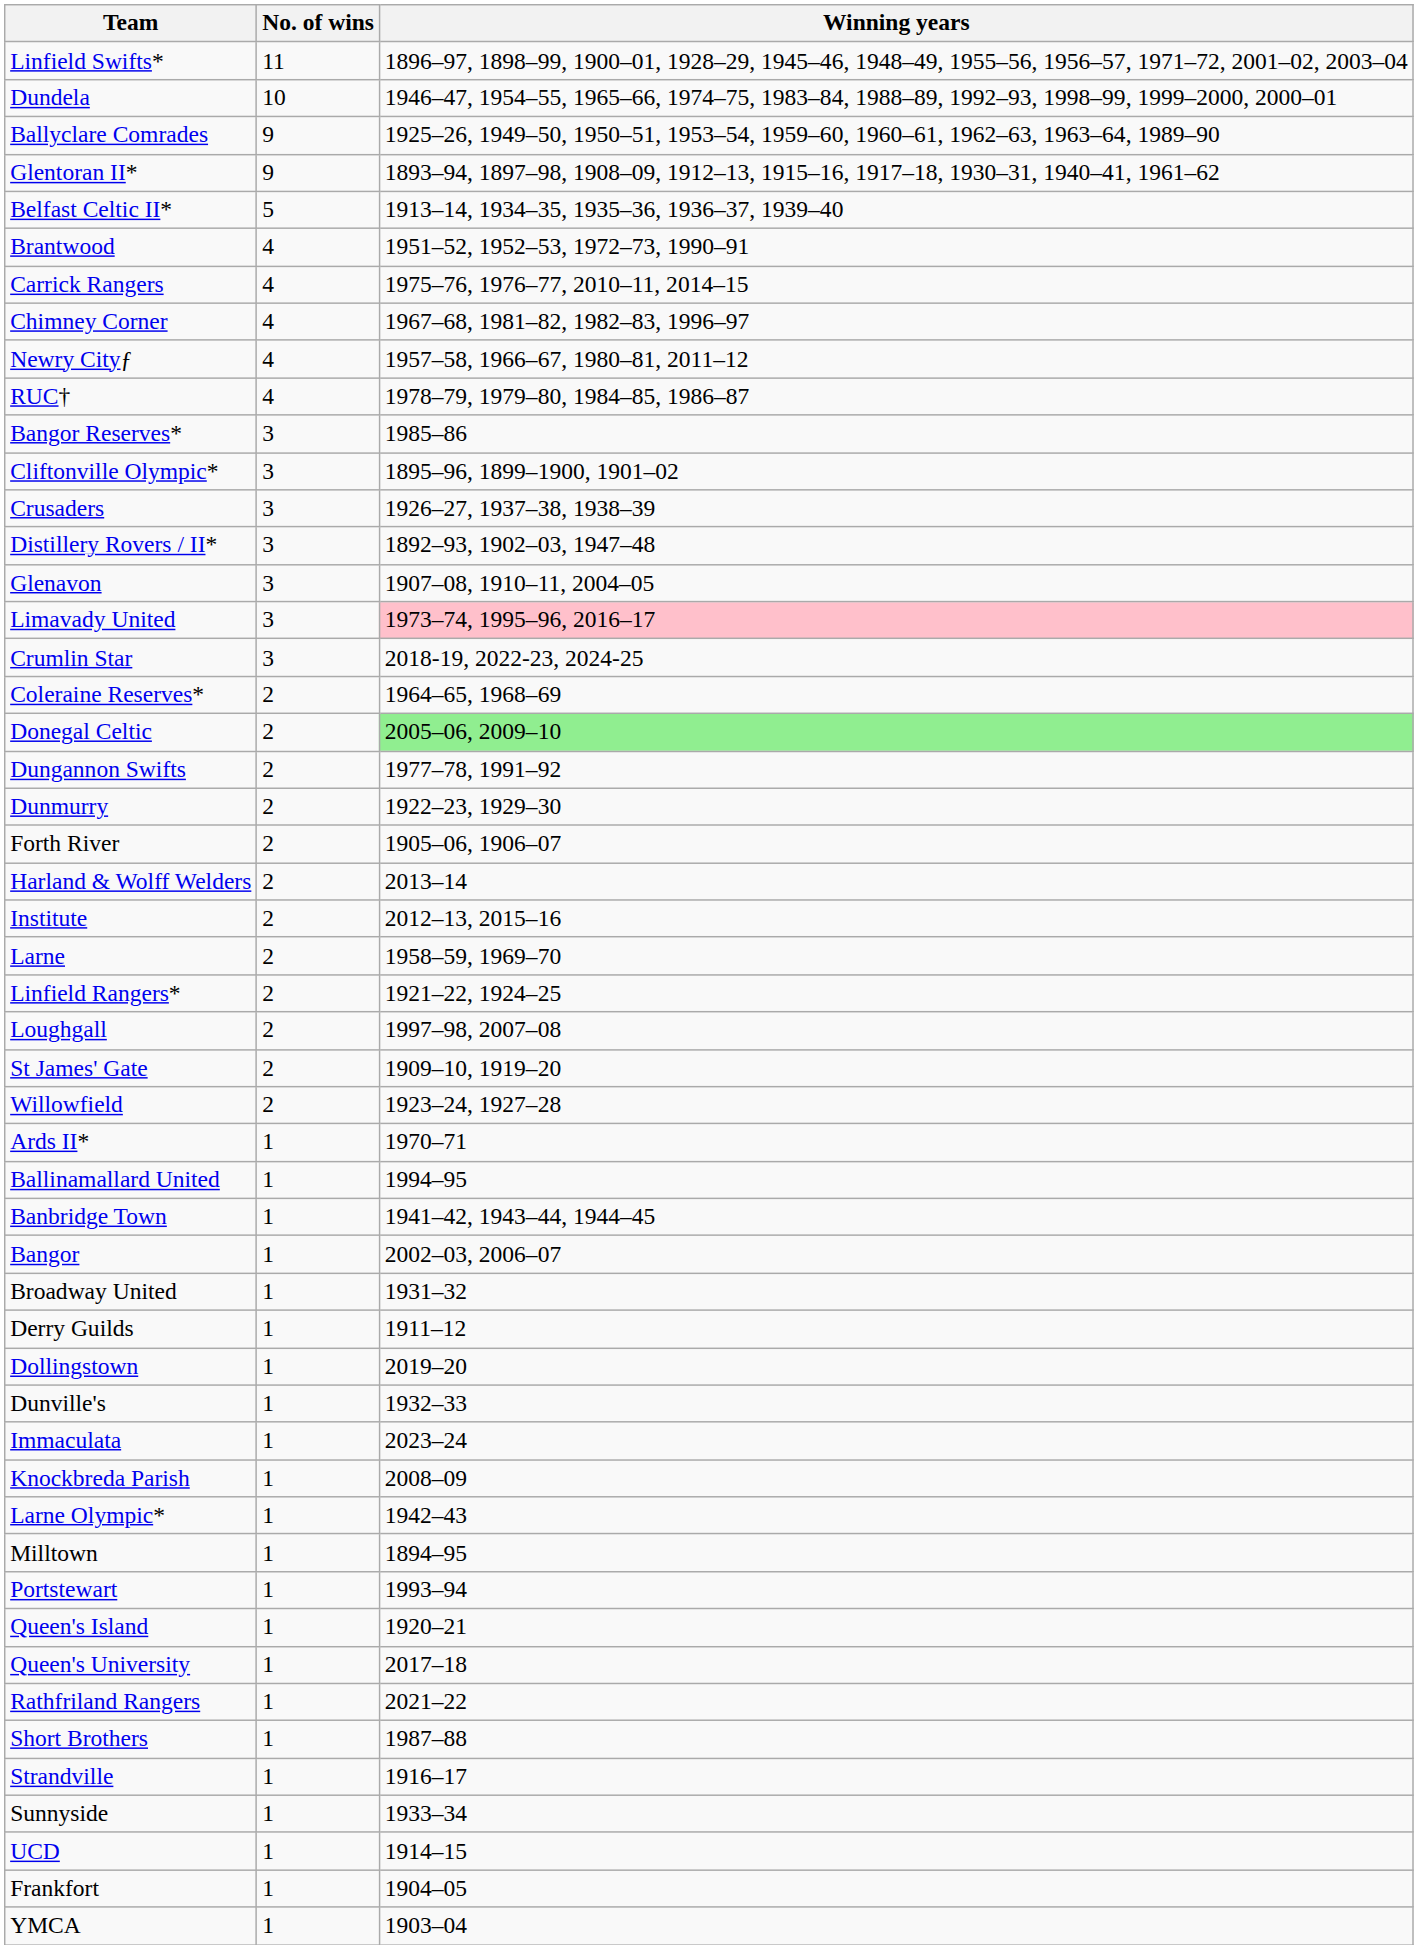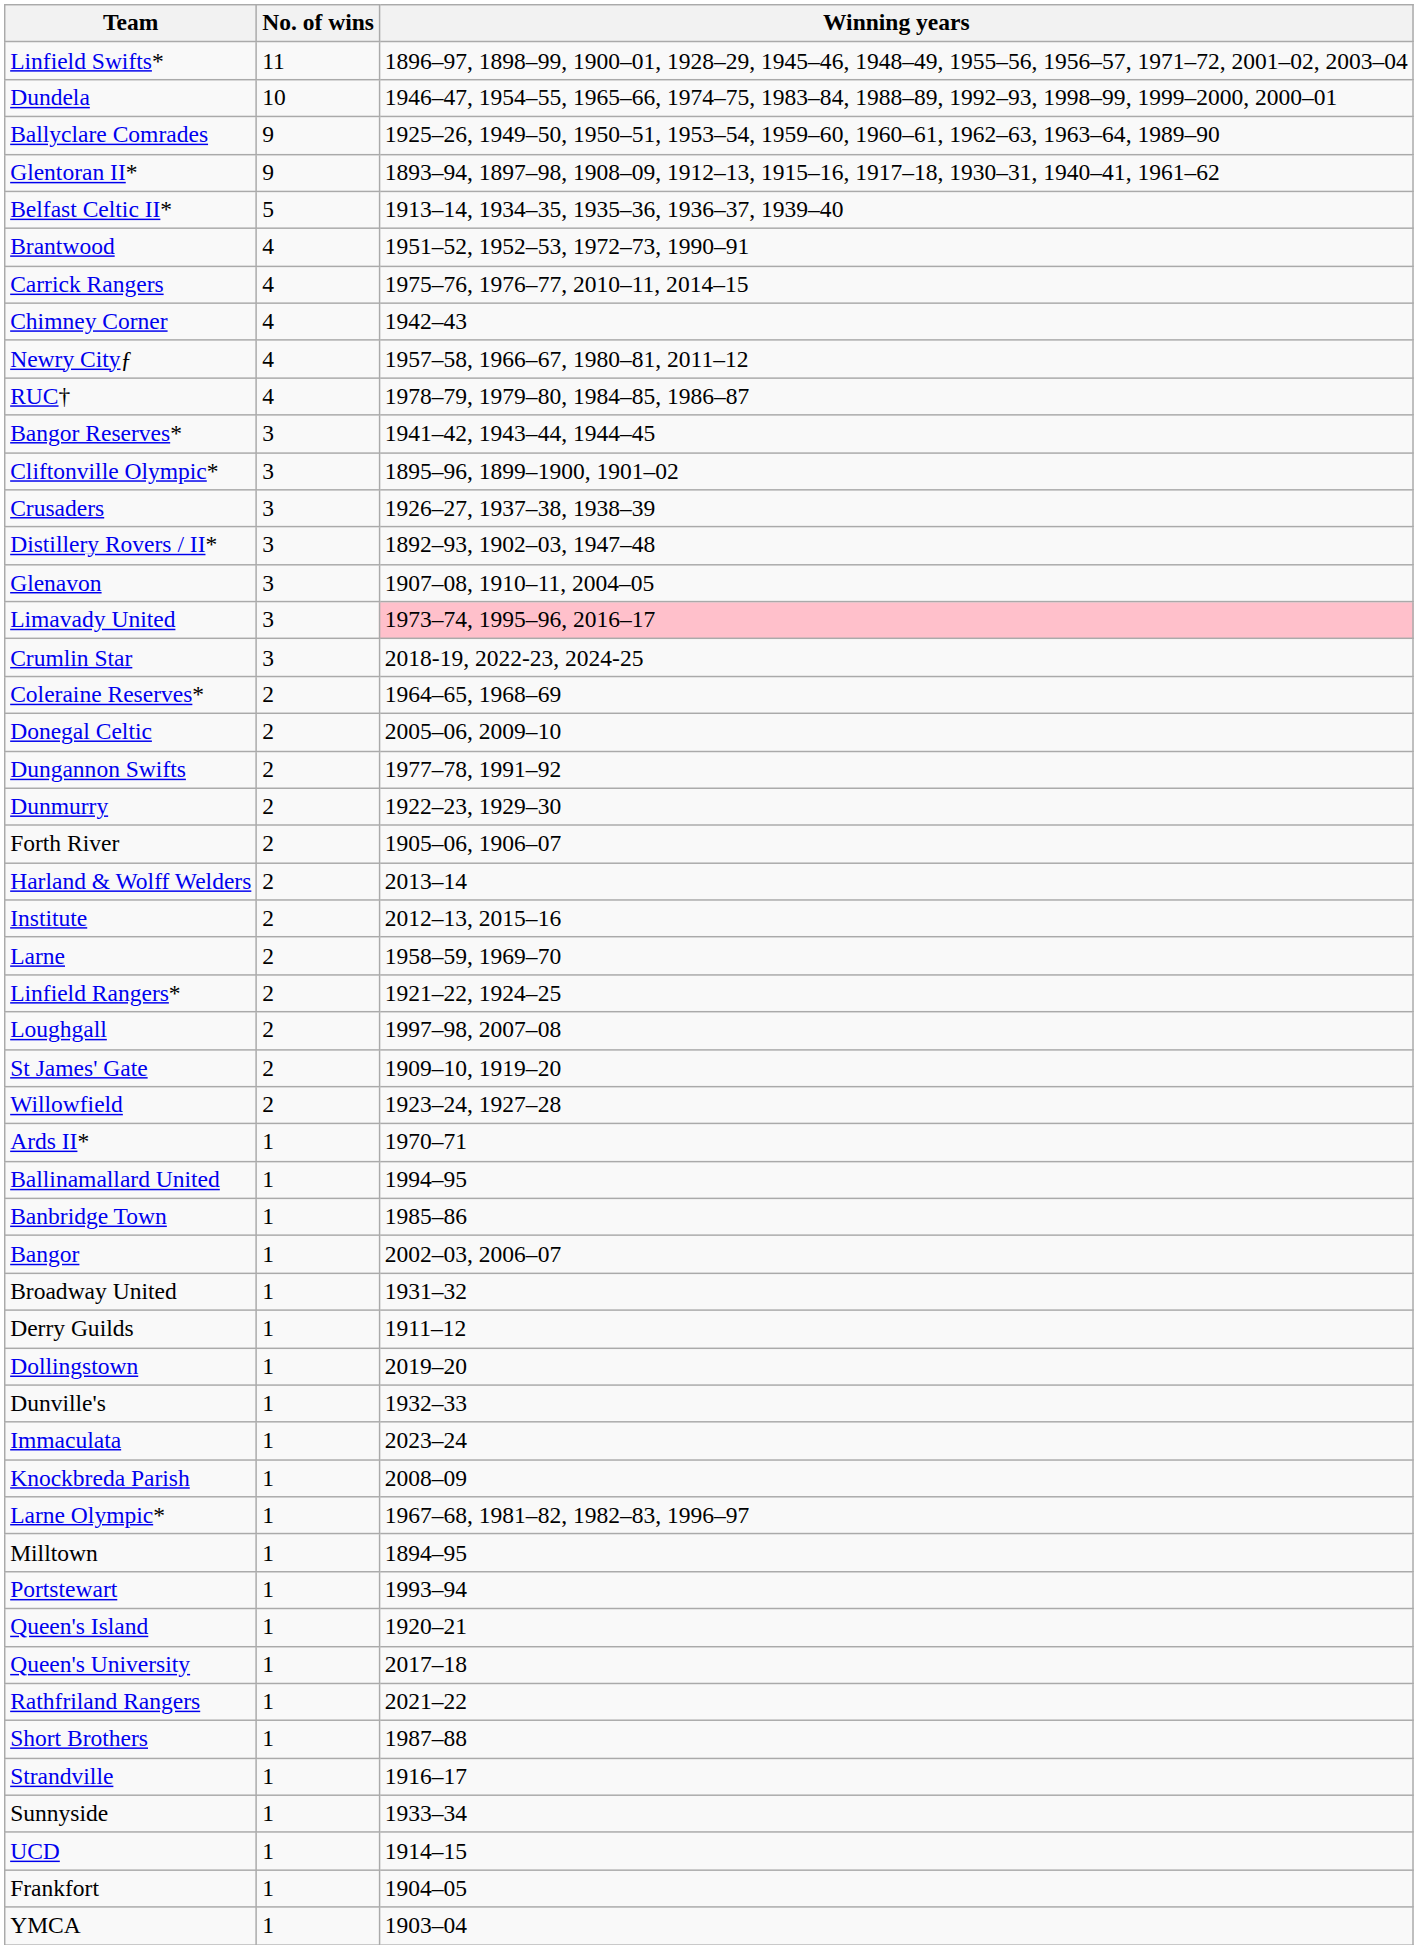(567, 321) 1967–68, 1981–82, 1982–83, 1996–97 -> (426, 321) 1942–43
(426, 433) 1985–86 -> (520, 433) 1941–42, 1943–44, 1944–45
(473, 731) lightgreen background -> (473, 731) no background
(520, 1216) 1941–42, 1943–44, 1944–45 -> (426, 1216) 1985–86
(426, 1515) 1942–43 -> (567, 1515) 1967–68, 1981–82, 1982–83, 1996–97
